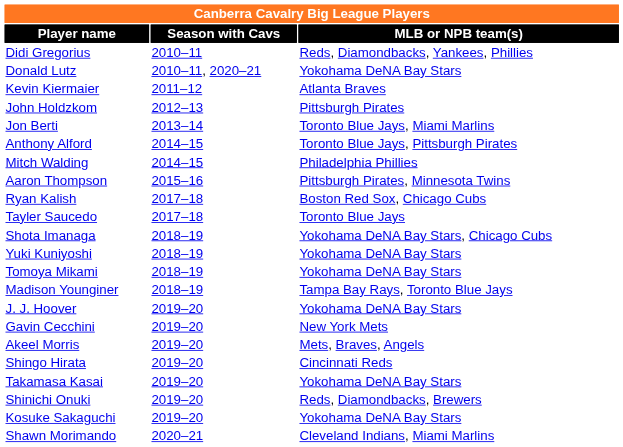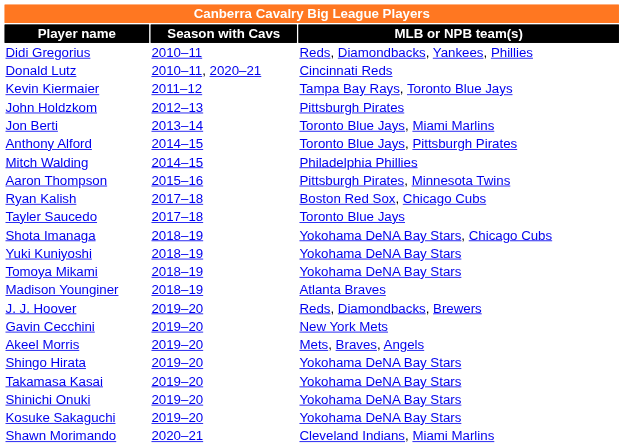(380, 71) Yokohama DeNA Bay Stars -> (346, 71) Cincinnati Reds
(343, 89) Atlanta Braves -> (406, 89) Tampa Bay Rays, Toronto Blue Jays
(406, 290) Tampa Bay Rays, Toronto Blue Jays -> (343, 290) Atlanta Braves
(380, 308) Yokohama DeNA Bay Stars -> (391, 308) Reds, Diamondbacks, Brewers
(346, 363) Cincinnati Reds -> (380, 363) Yokohama DeNA Bay Stars
(391, 399) Reds, Diamondbacks, Brewers -> (380, 399) Yokohama DeNA Bay Stars
